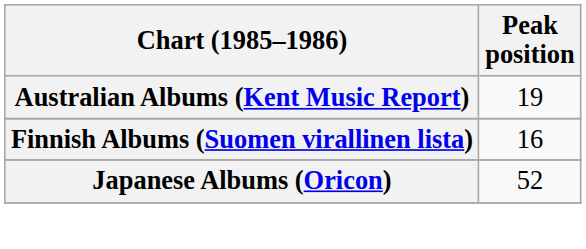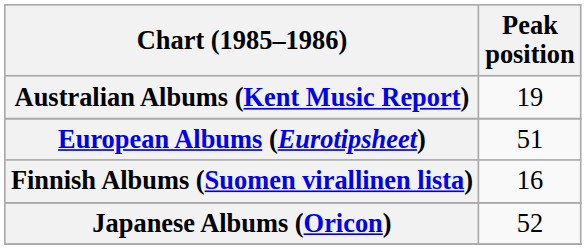+ row: (242, 138)
